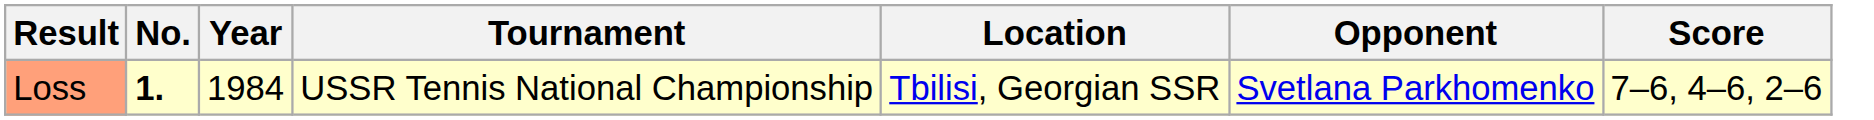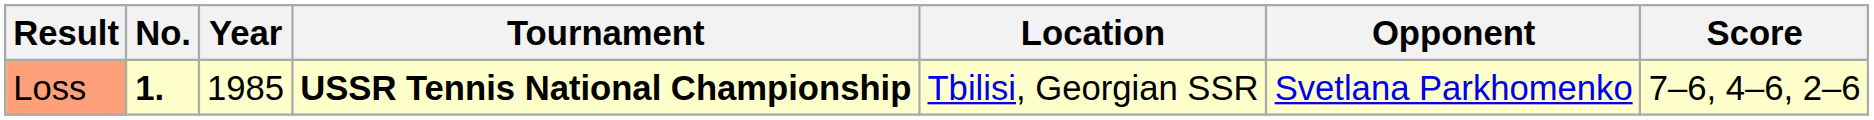(246, 88) 1984 -> (246, 88) 1985
(587, 88) normal -> (606, 88) bold
